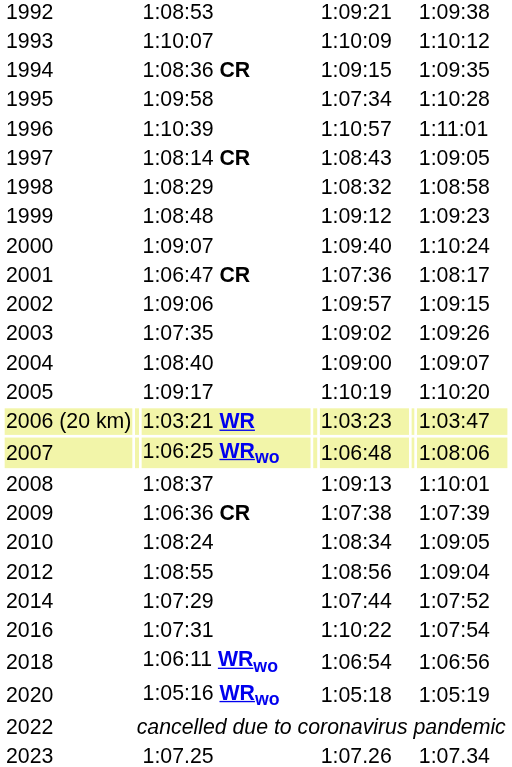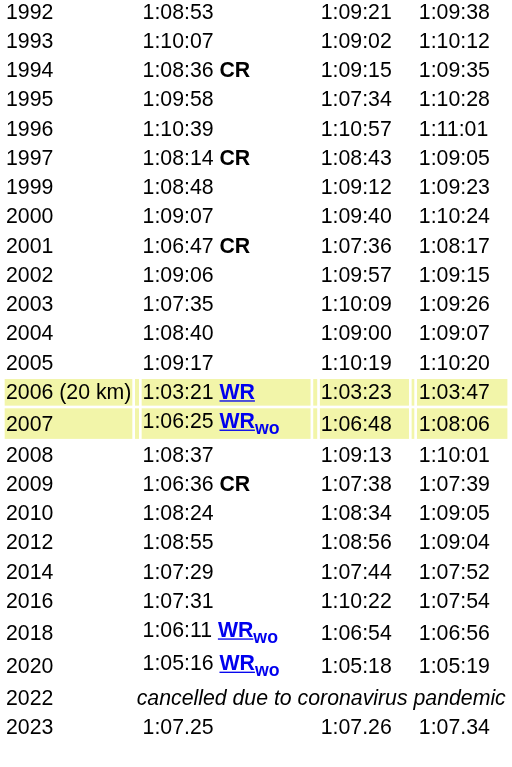(356, 41) 1:10:09 -> (356, 41) 1:09:02
- row: (30, 187)
(356, 333) 1:09:02 -> (356, 304) 1:10:09
